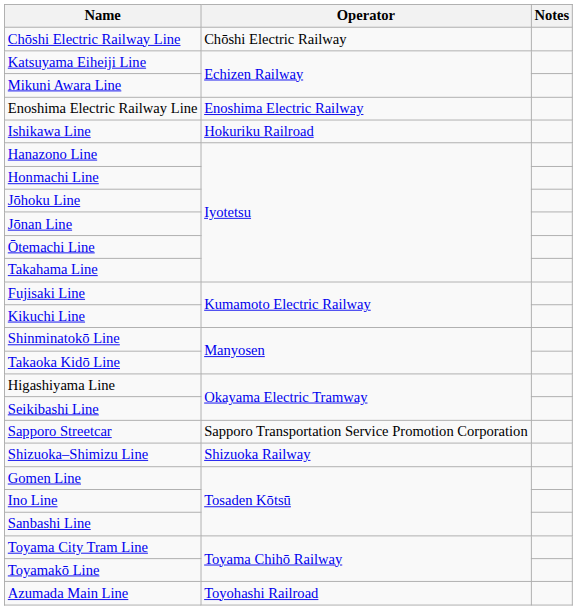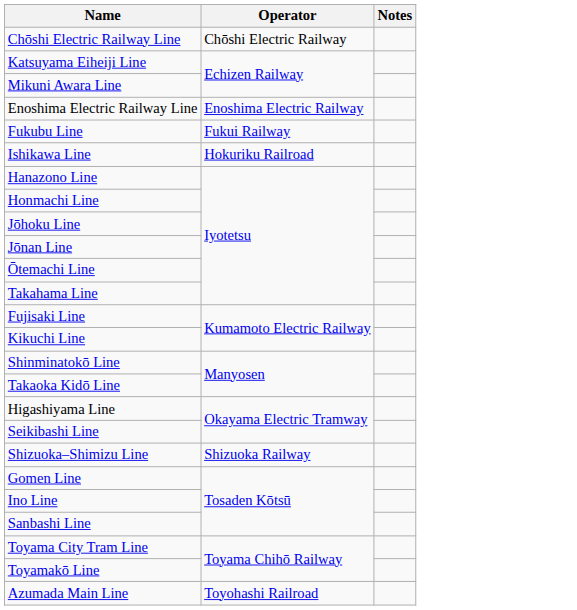+ row: (45, 131)
- row: (60, 431)
